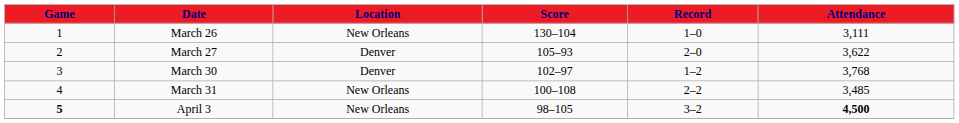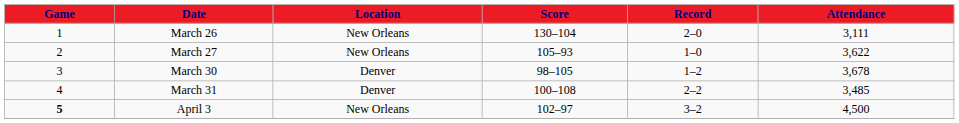(693, 33) 1–0 -> (693, 33) 2–0
(378, 52) Denver -> (378, 52) New Orleans
(693, 52) 2–0 -> (693, 52) 1–0
(555, 71) 102–97 -> (555, 71) 98–105
(856, 71) 3,768 -> (856, 71) 3,678
(378, 90) New Orleans -> (378, 90) Denver
(555, 109) 98–105 -> (555, 109) 102–97
(856, 109) bold -> (856, 109) normal
